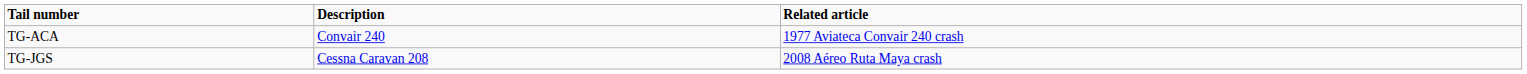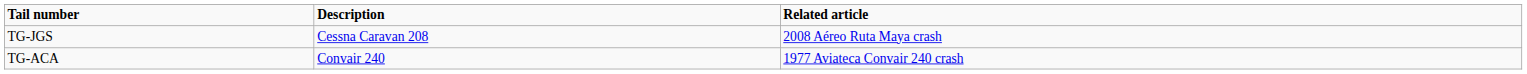rows swapped: (33, 36) <-> (30, 58)
